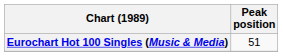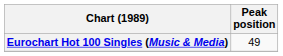(254, 42) 51 -> (254, 42) 49
